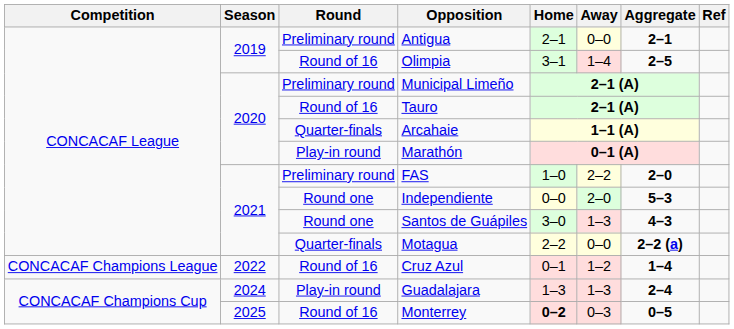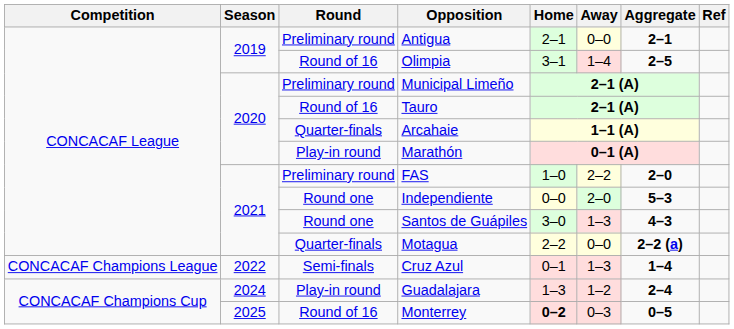(338, 267) Round of 16 -> (338, 267) Semi-finals
(599, 267) 1–2 -> (599, 267) 1–3
(599, 289) 1–3 -> (599, 289) 1–2
